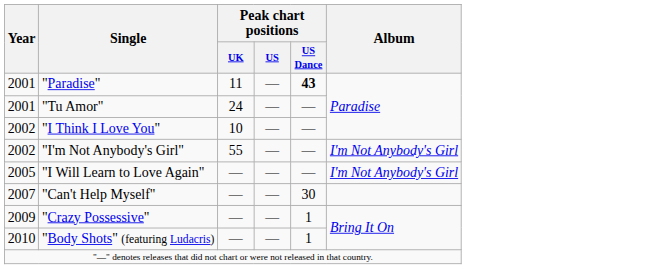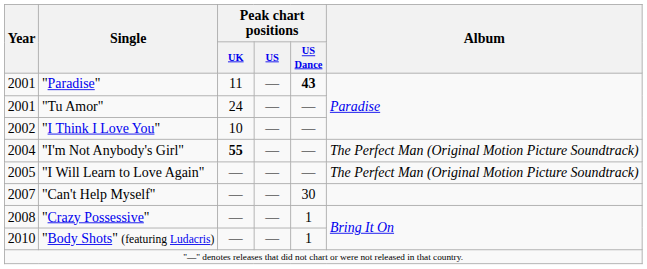(22, 150) 2002 -> (22, 150) 2004
(236, 150) normal -> (236, 150) bold
(394, 150) I'm Not Anybody's Girl -> (484, 150) The Perfect Man (Original Motion Picture Soundtrack)
(394, 172) I'm Not Anybody's Girl -> (484, 172) The Perfect Man (Original Motion Picture Soundtrack)
(22, 216) 2009 -> (22, 216) 2008
